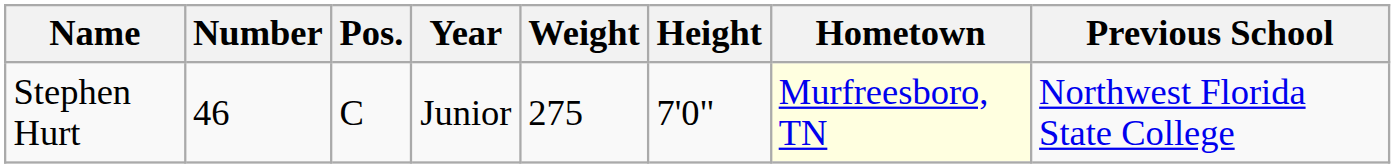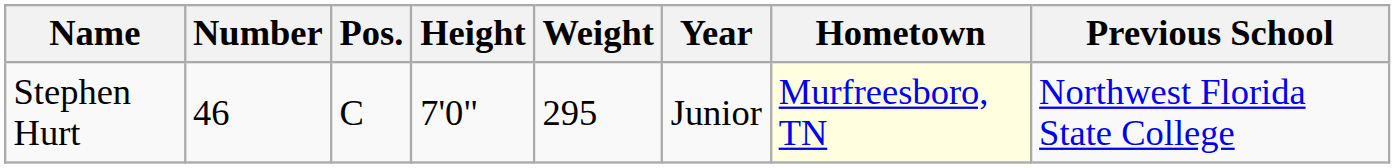columns swapped: (709, 33) <-> (466, 33)
(556, 111) 275 -> (570, 111) 295
